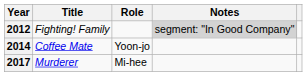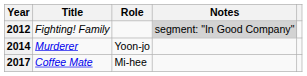(64, 46) Coffee Mate -> (57, 46) Murderer
(57, 63) Murderer -> (64, 63) Coffee Mate
